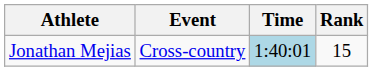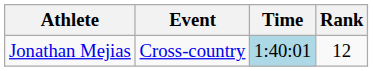(342, 50) 15 -> (342, 50) 12
